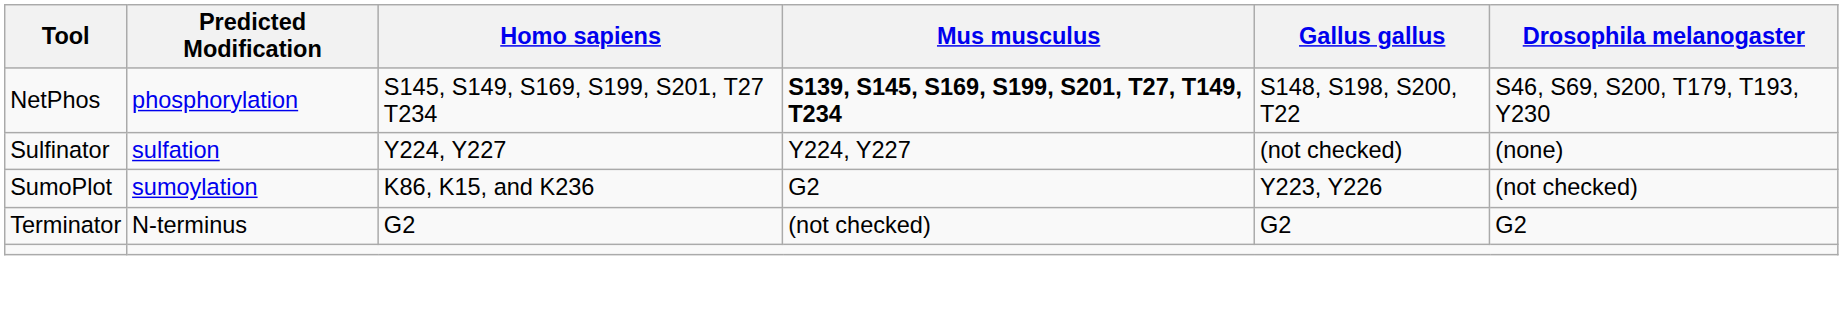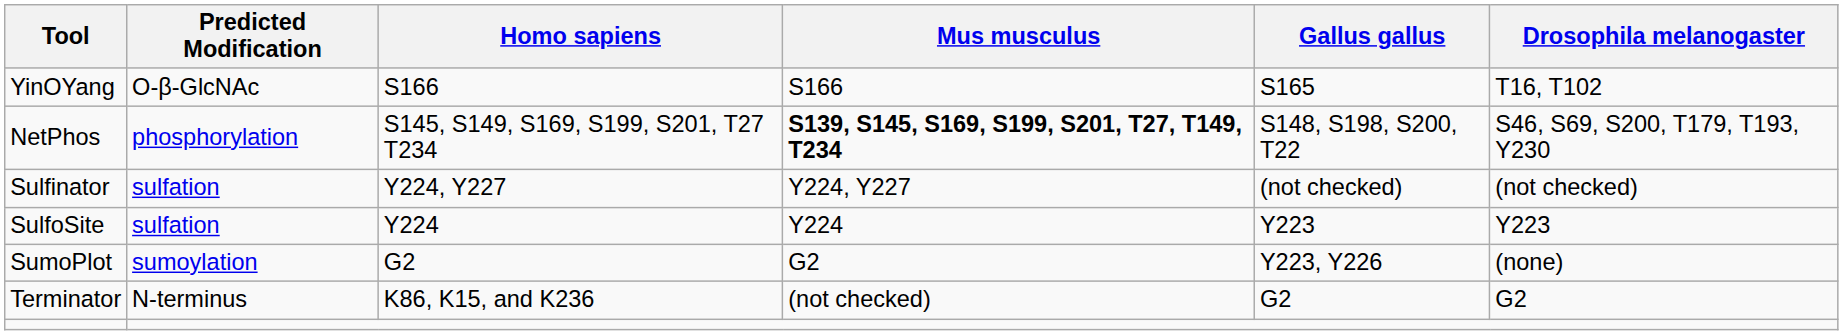+ row: (62, 86)
(1529, 150) (none) -> (1567, 187) (not checked)
+ row: (57, 225)
(489, 187) K86, K15, and K236 -> (400, 262) G2
(1567, 187) (not checked) -> (1529, 262) (none)
(400, 225) G2 -> (489, 299) K86, K15, and K236
